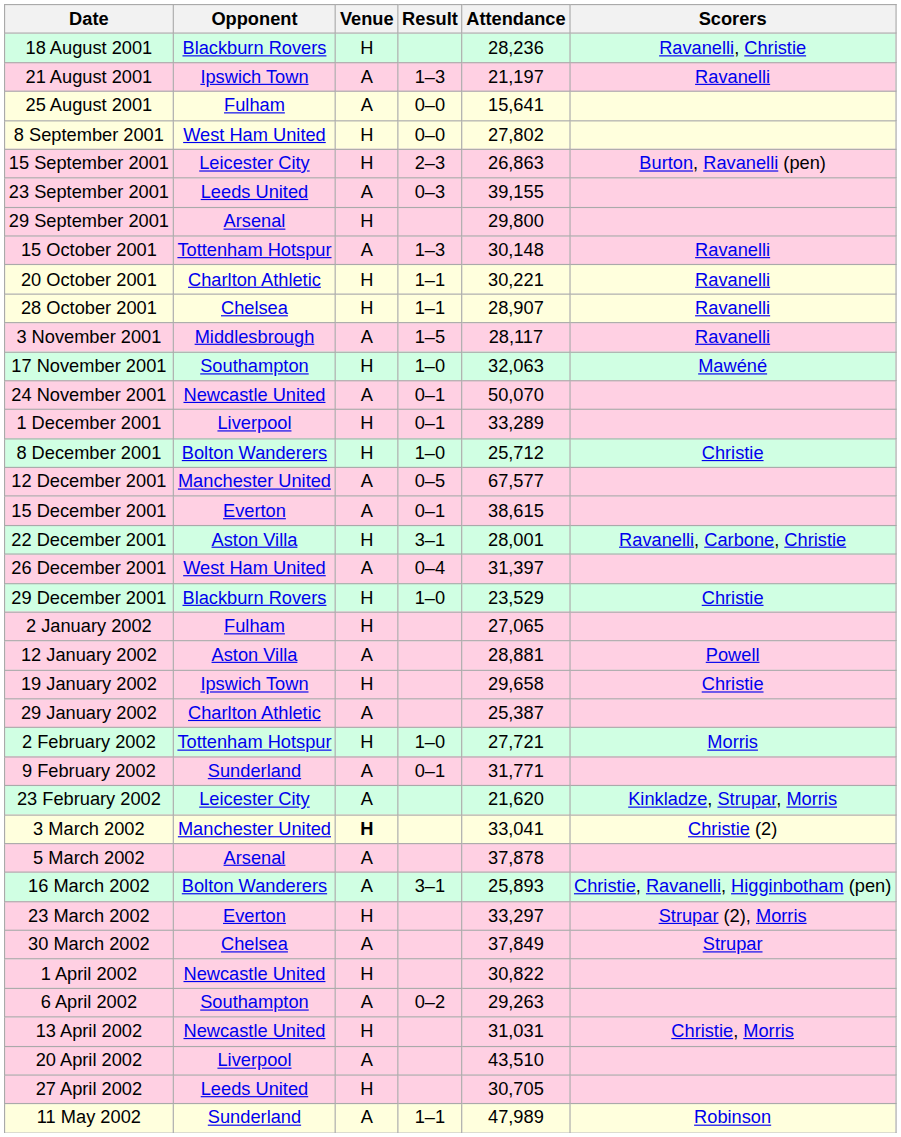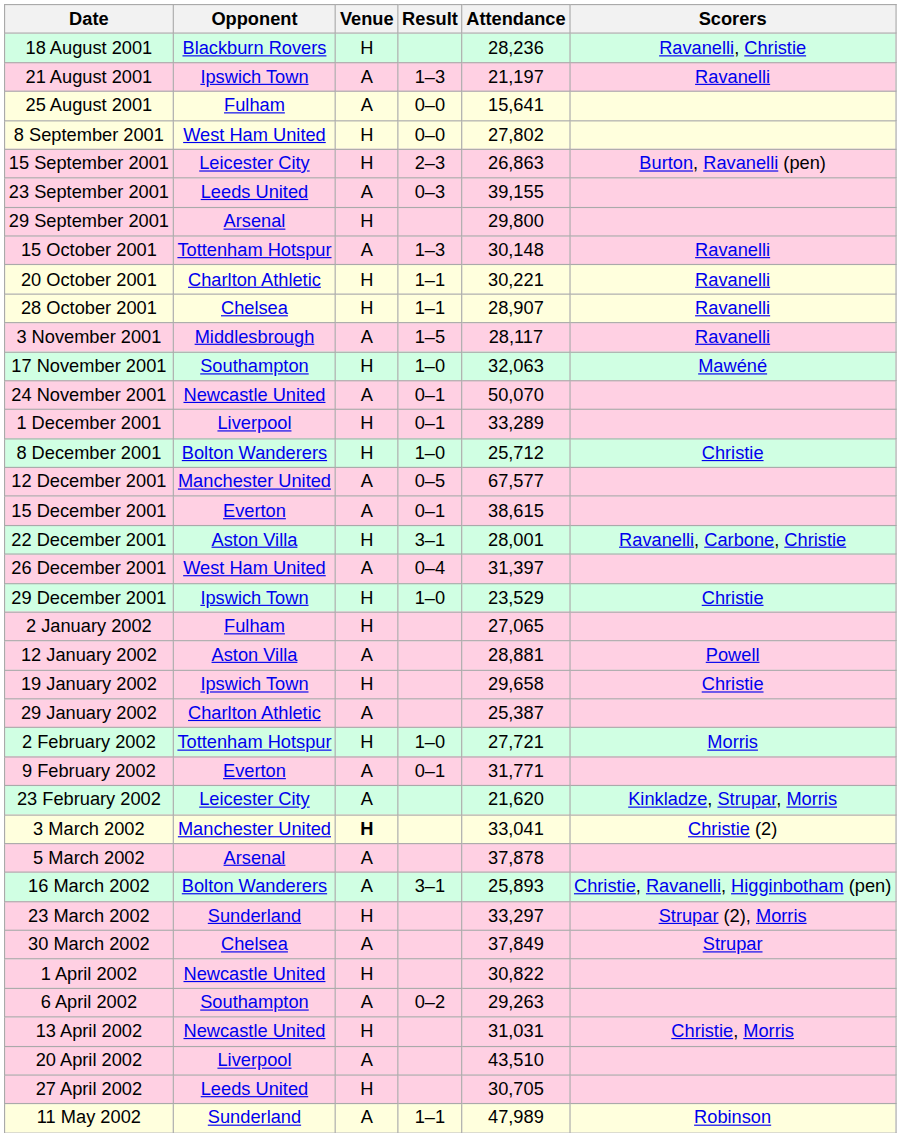(254, 597) Blackburn Rovers -> (254, 597) Ipswich Town
(254, 771) Sunderland -> (254, 771) Everton
(254, 915) Everton -> (254, 915) Sunderland
